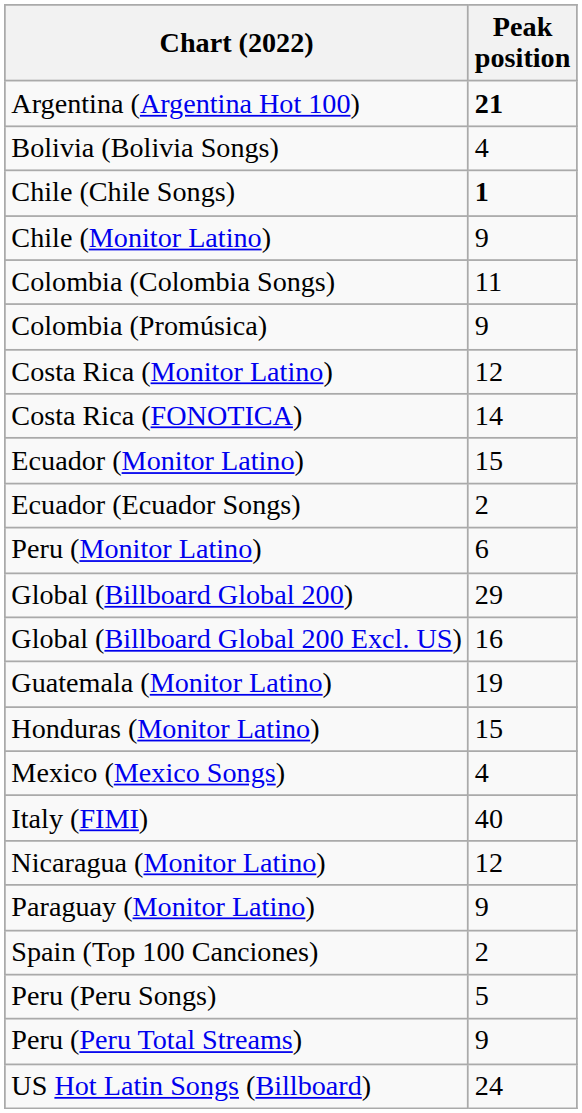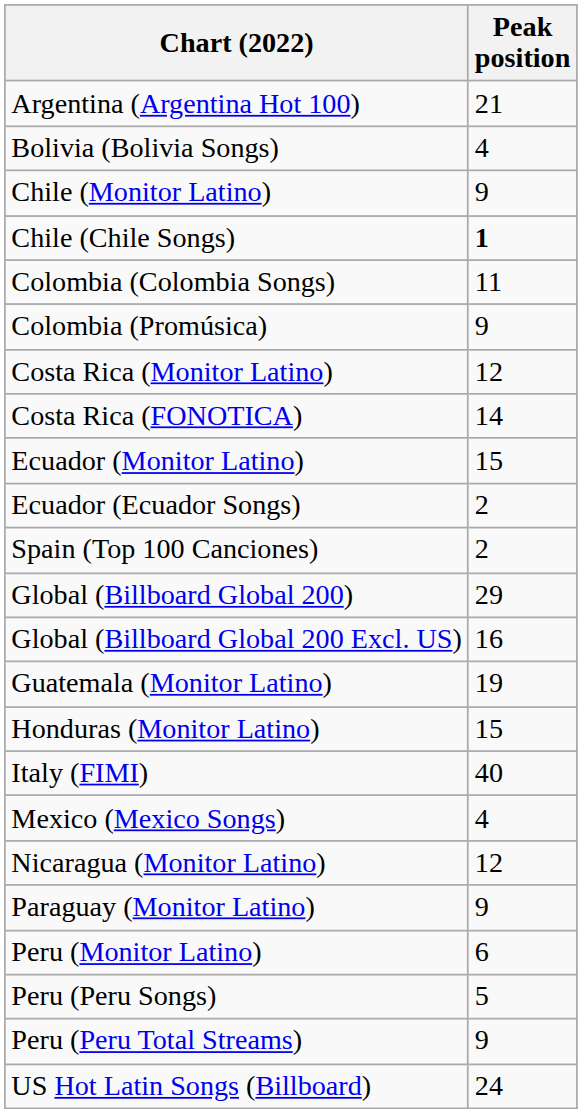(489, 103) bold -> (489, 103) normal
rows swapped: (141, 237) <-> (123, 192)
rows swapped: (165, 951) <-> (137, 549)
rows swapped: (80, 817) <-> (148, 773)
